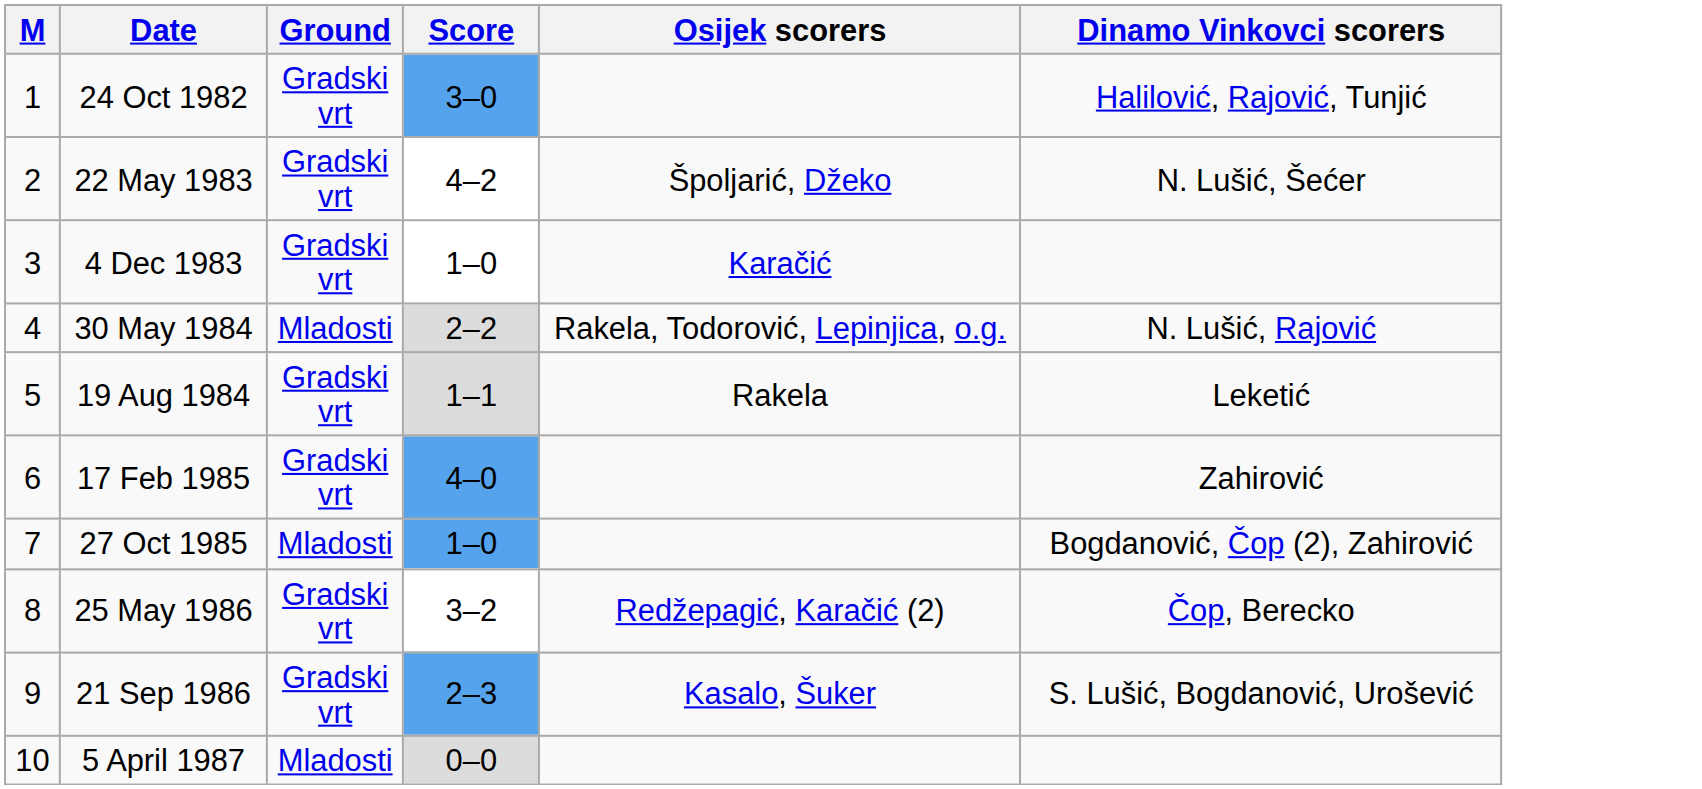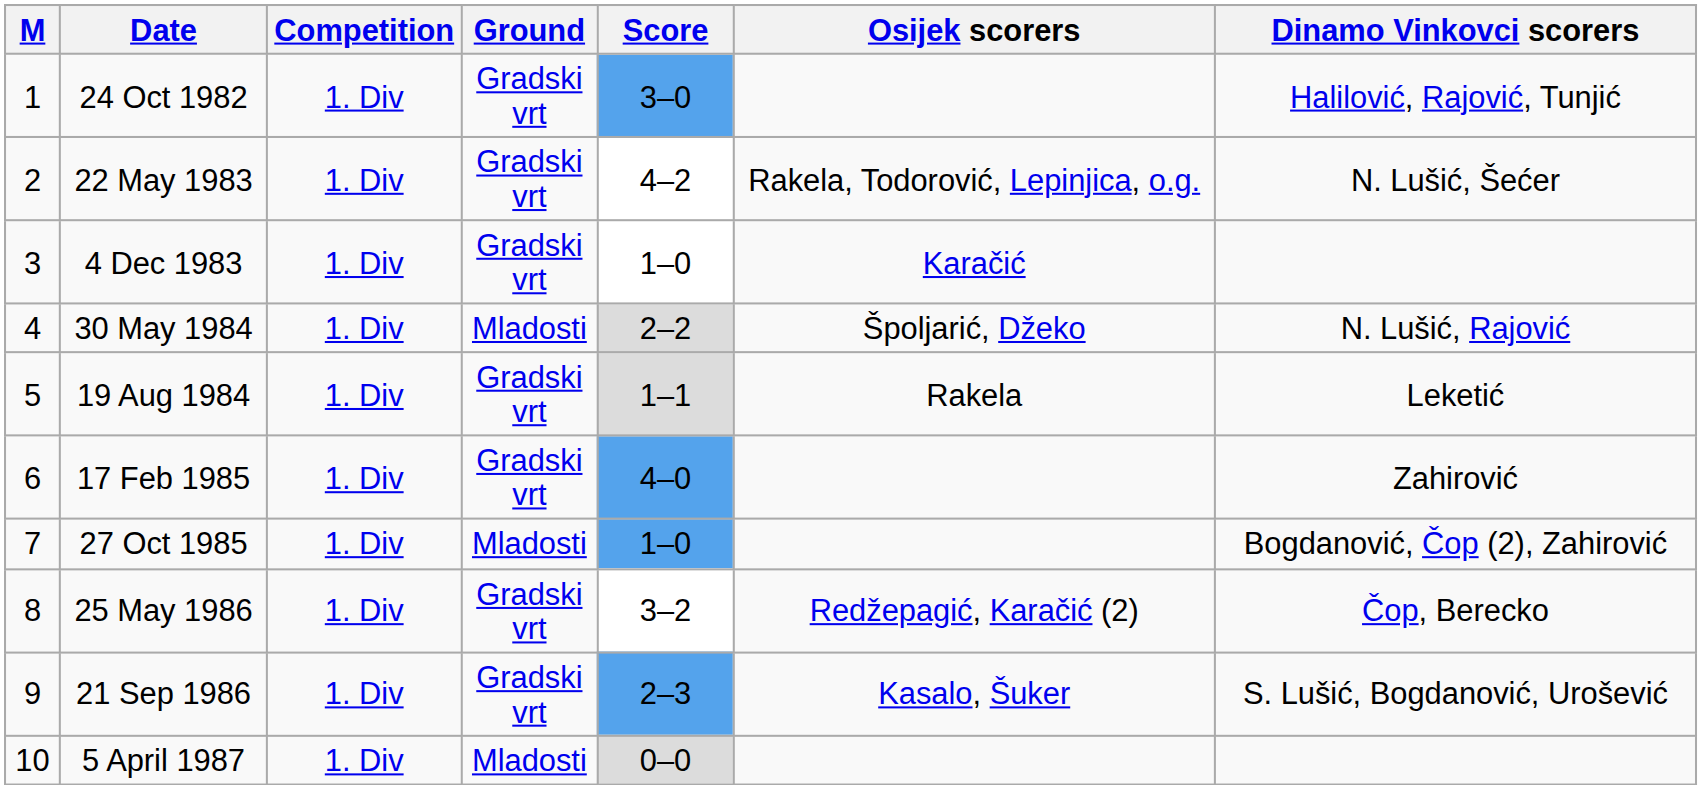+ column: (364, 30)
(780, 179) Špoljarić, Džeko -> (974, 179) Rakela, Todorović, Lepinjica, o.g.
(780, 329) Rakela, Todorović, Lepinjica, o.g. -> (974, 329) Špoljarić, Džeko
